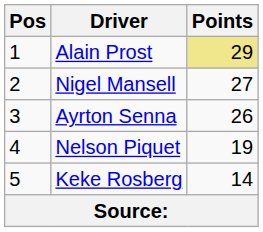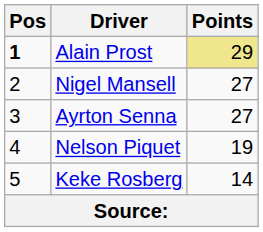(15, 52) normal -> (15, 52) bold
(242, 116) 26 -> (242, 116) 27
